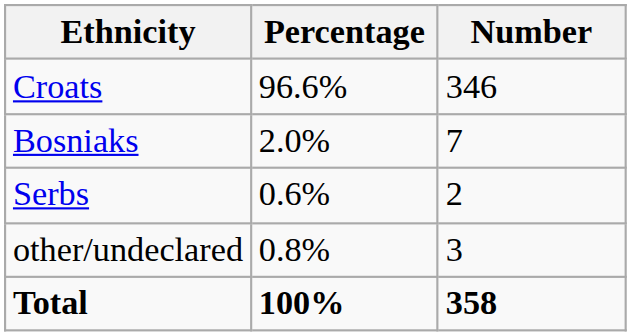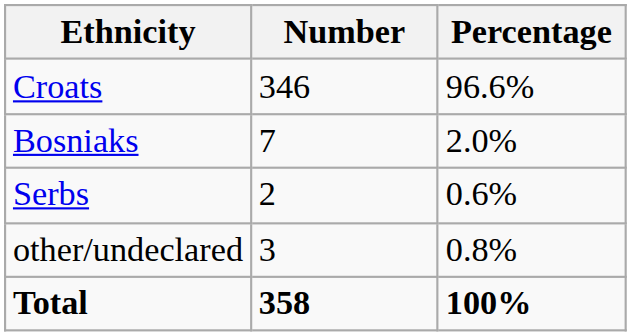columns swapped: (531, 31) <-> (344, 31)
